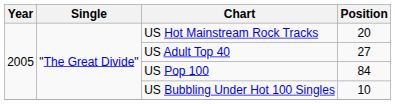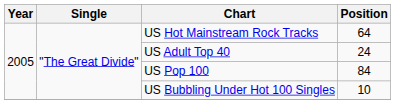(364, 33) 20 -> (364, 33) 64
(364, 52) 27 -> (364, 52) 24
